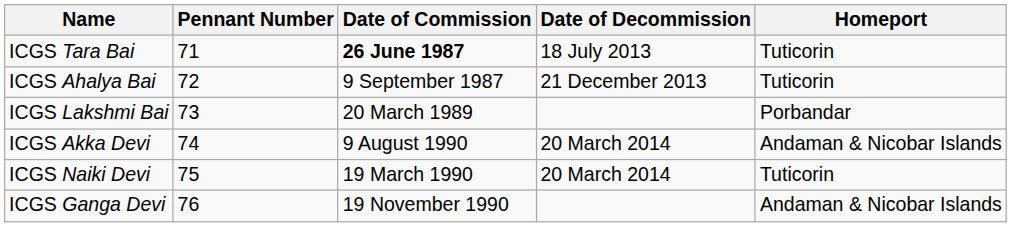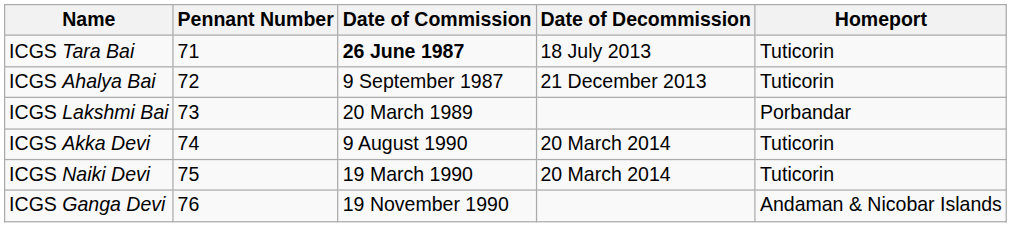(881, 143) Andaman & Nicobar Islands -> (797, 143) Tuticorin
